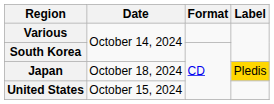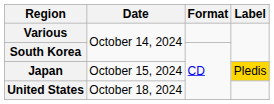(136, 71) October 18, 2024 -> (136, 71) October 15, 2024
(136, 90) October 15, 2024 -> (136, 90) October 18, 2024
